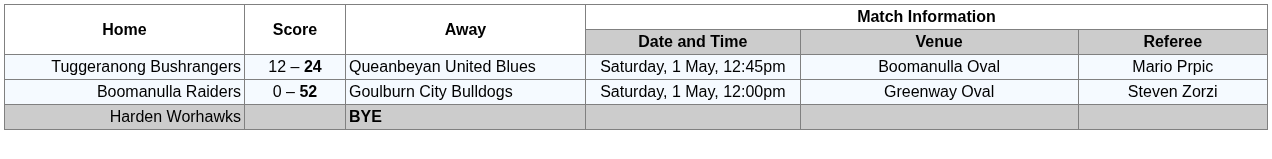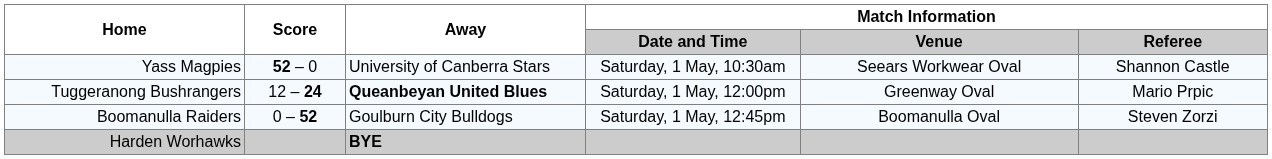+ row: (191, 66)
(442, 66) normal -> (448, 92) bold
(693, 66) Saturday, 1 May, 12:45pm -> (693, 92) Saturday, 1 May, 12:00pm
(939, 66) Boomanulla Oval -> (939, 92) Greenway Oval
(693, 92) Saturday, 1 May, 12:00pm -> (693, 116) Saturday, 1 May, 12:45pm
(939, 92) Greenway Oval -> (939, 116) Boomanulla Oval
